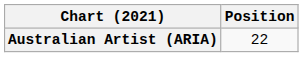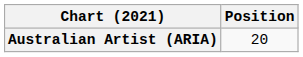(260, 40) 22 -> (260, 40) 20
